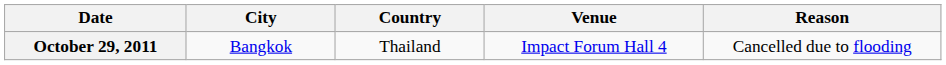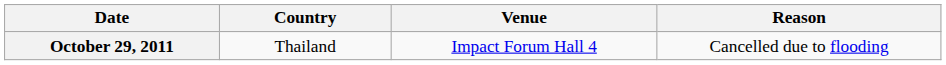- column: (261, 18)
